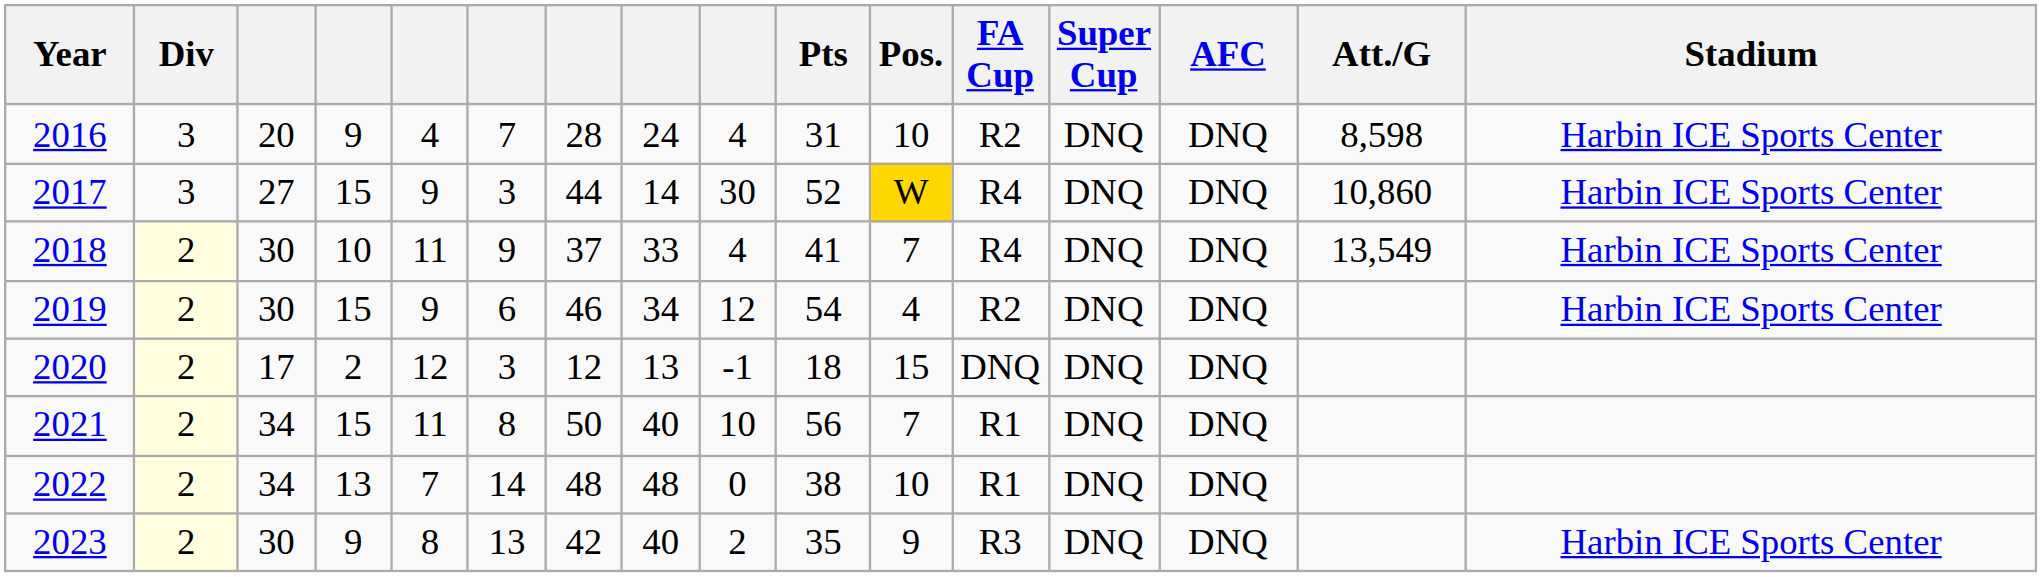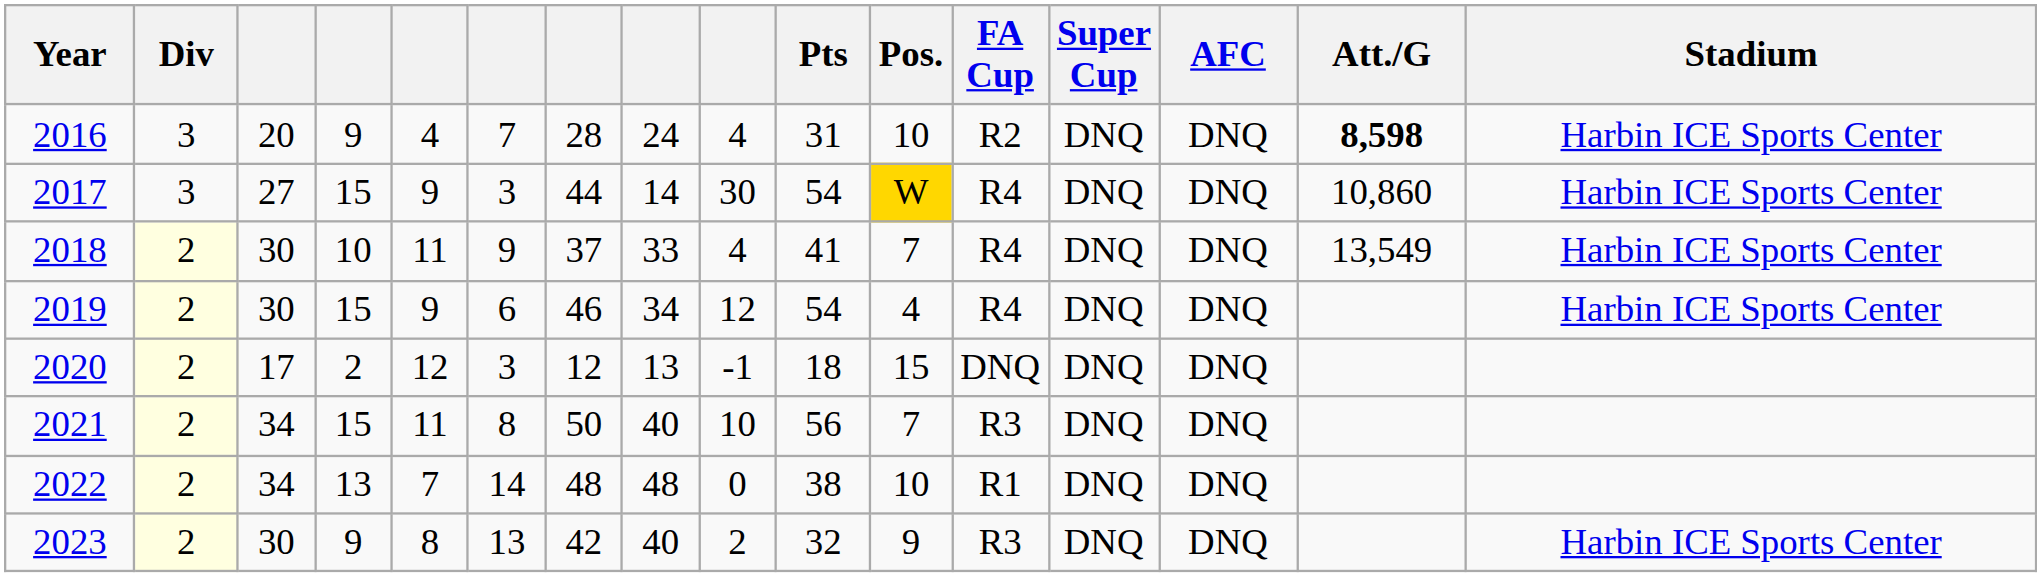(1382, 133) normal -> (1382, 133) bold
(823, 191) 52 -> (823, 191) 54
(1000, 308) R2 -> (1000, 308) R4
(1000, 425) R1 -> (1000, 425) R3
(823, 541) 35 -> (823, 541) 32
